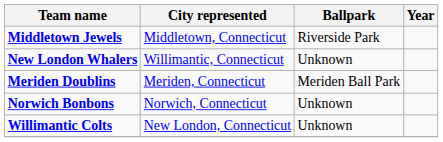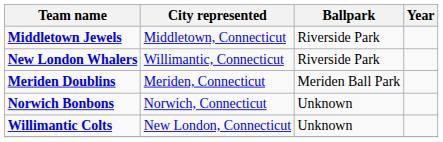(325, 59) Unknown -> (339, 59) Riverside Park
